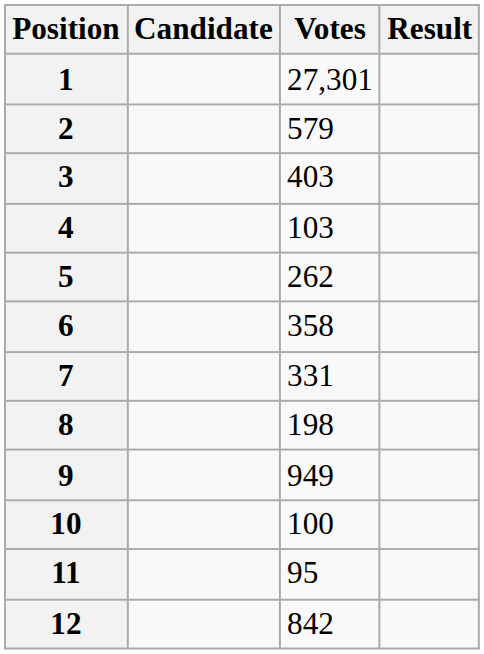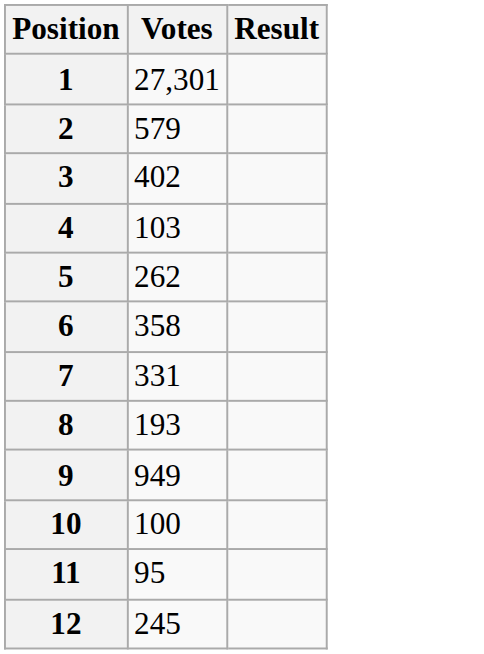- column: (203, 29)
(311, 177) 403 -> (157, 177) 402
(311, 425) 198 -> (157, 425) 193
(311, 623) 842 -> (157, 623) 245
